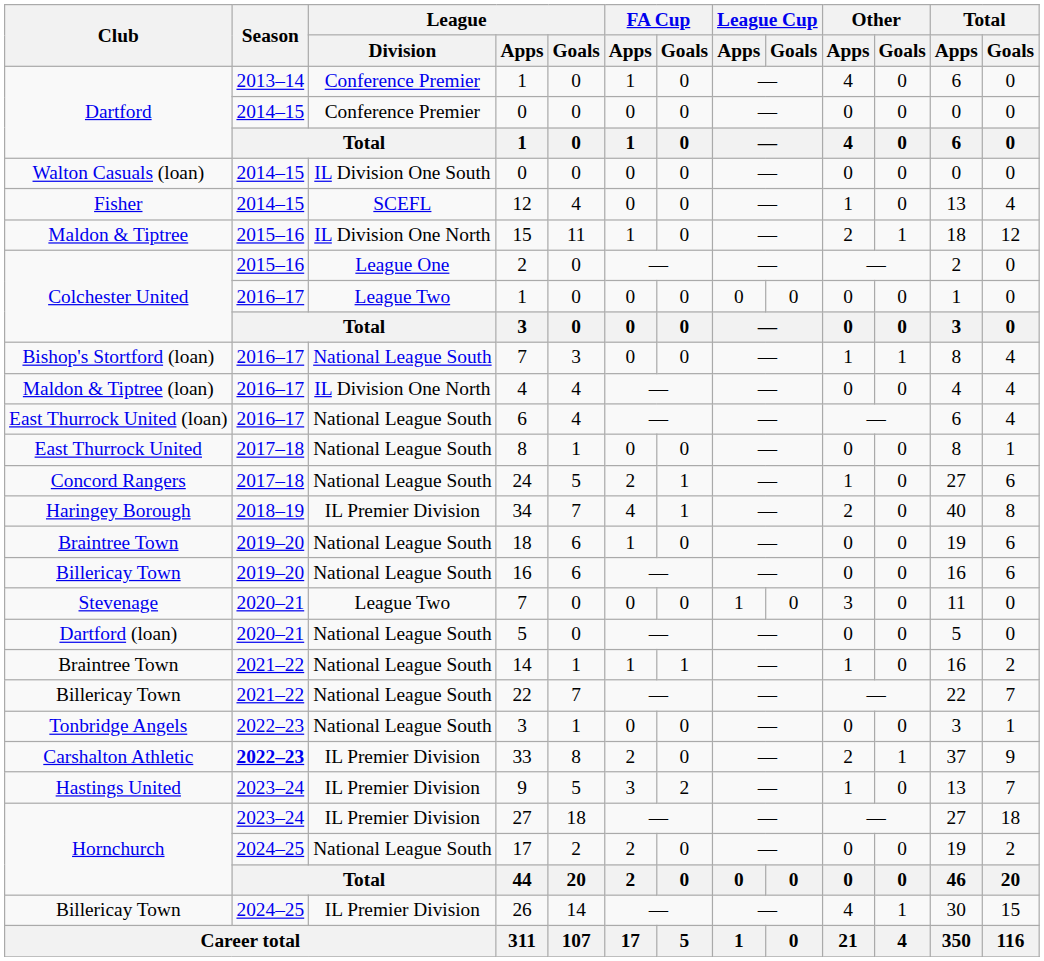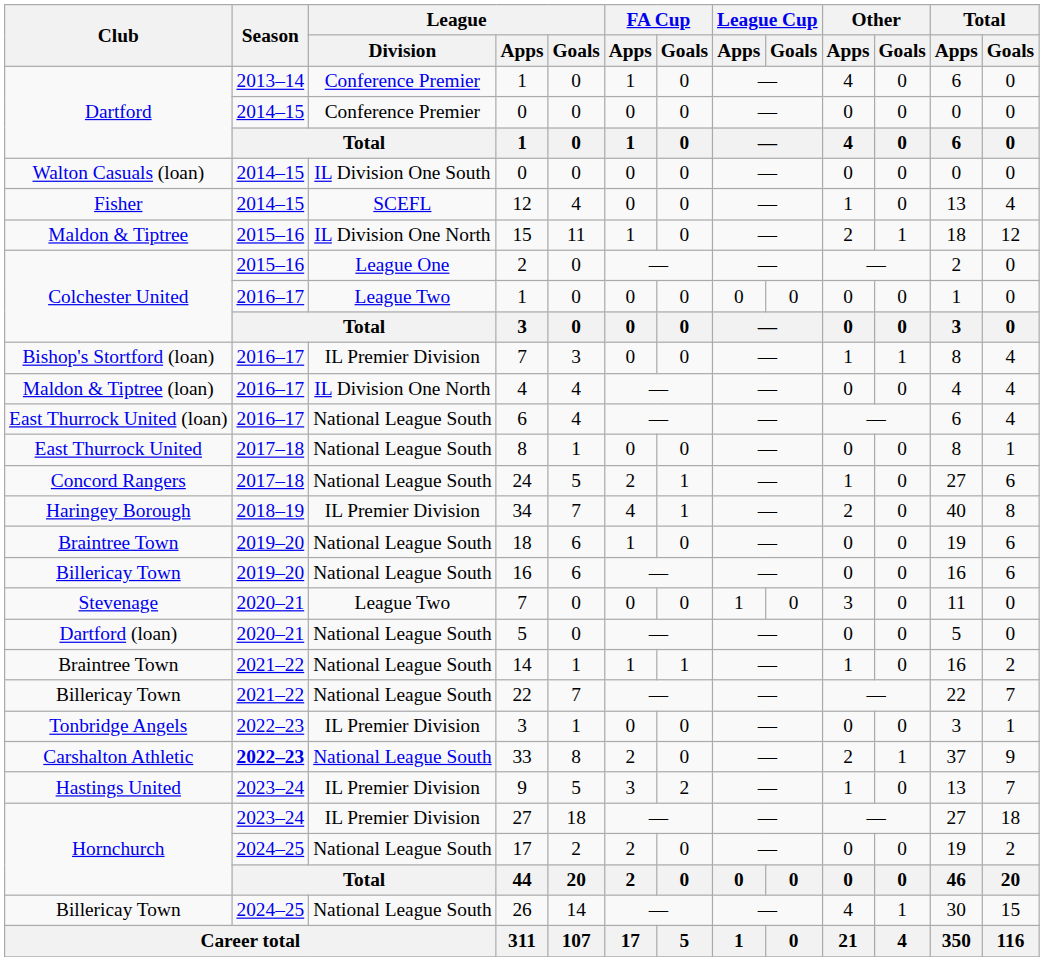(402, 357) National League South -> (402, 357) IL Premier Division
(402, 726) National League South -> (402, 726) IL Premier Division
(402, 756) IL Premier Division -> (402, 756) National League South
(402, 910) IL Premier Division -> (402, 910) National League South
